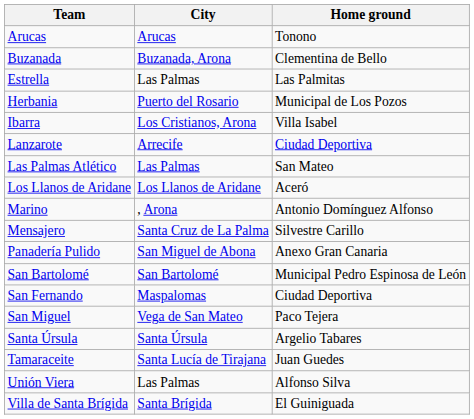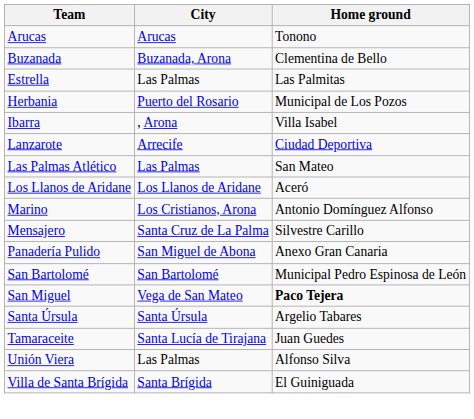(197, 123) Los Cristianos, Arona -> (157, 123) , Arona
(157, 209) , Arona -> (197, 209) Los Cristianos, Arona
- row: (45, 295)
(307, 317) normal -> (309, 295) bold
